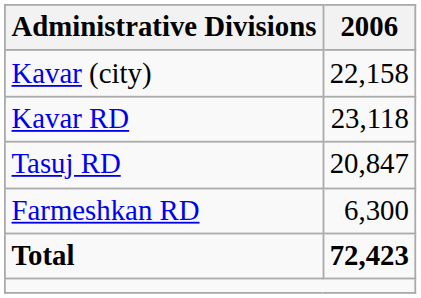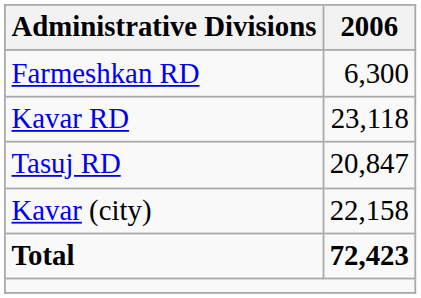rows swapped: (106, 210) <-> (82, 73)
